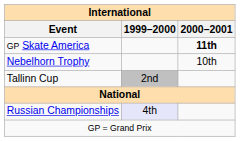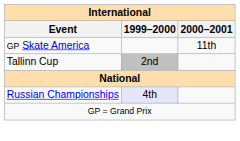(207, 45) bold -> (207, 45) normal
- row: (48, 62)
